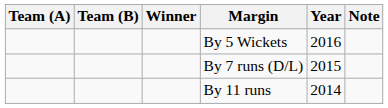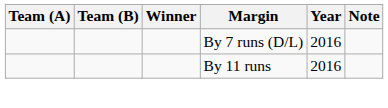- row: (245, 41)
(326, 66) 2015 -> (326, 41) 2016
(326, 90) 2014 -> (326, 66) 2016
